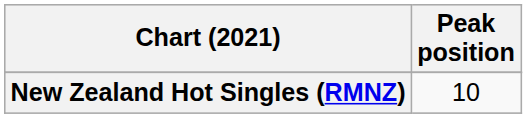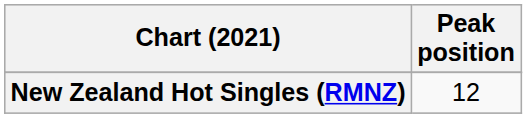(466, 92) 10 -> (466, 92) 12
